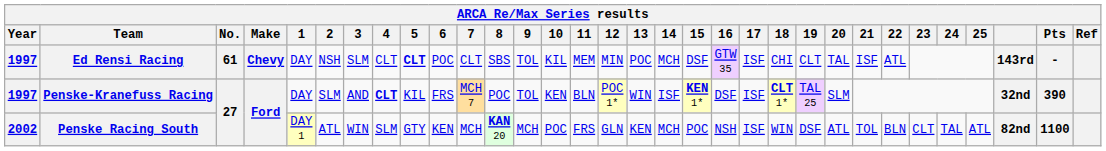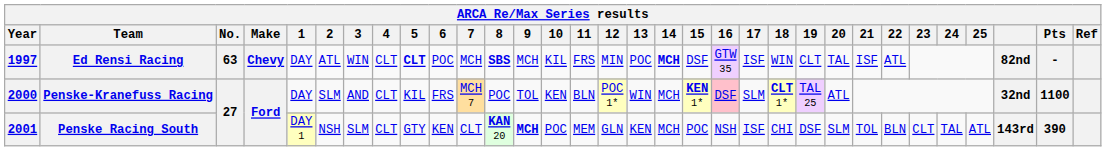(230, 61) 61 -> (230, 61) 63
(330, 61) NSH -> (330, 61) ATL
(358, 61) SLM -> (358, 61) WIN
(471, 61) CLT -> (471, 61) MCH
(499, 61) normal -> (499, 61) bold
(528, 61) TOL -> (528, 61) MCH
(584, 61) MEM -> (584, 61) FRS
(669, 61) normal -> (669, 61) bold
(782, 61) CHI -> (782, 61) WIN
(1016, 61) 143rd -> (1016, 61) 82nd
(22, 95) 1997 -> (22, 95) 2000
(386, 95) bold -> (386, 95) normal
(669, 95) ISF -> (669, 95) MCH
(725, 95) no background -> (725, 95) pink background
(754, 95) ISF -> (754, 95) SLM
(839, 95) SLM -> (839, 95) ATL
(1055, 95) 390 -> (1055, 95) 1100
(22, 129) 2002 -> (22, 129) 2001
(330, 129) ATL -> (330, 129) NSH
(358, 129) WIN -> (358, 129) SLM
(386, 129) SLM -> (386, 129) CLT
(471, 129) MCH -> (471, 129) CLT
(528, 129) normal -> (528, 129) bold
(584, 129) FRS -> (584, 129) MEM
(782, 129) WIN -> (782, 129) CHI
(839, 129) ATL -> (839, 129) SLM
(1016, 129) 82nd -> (1016, 129) 143rd
(1055, 129) 1100 -> (1055, 129) 390
